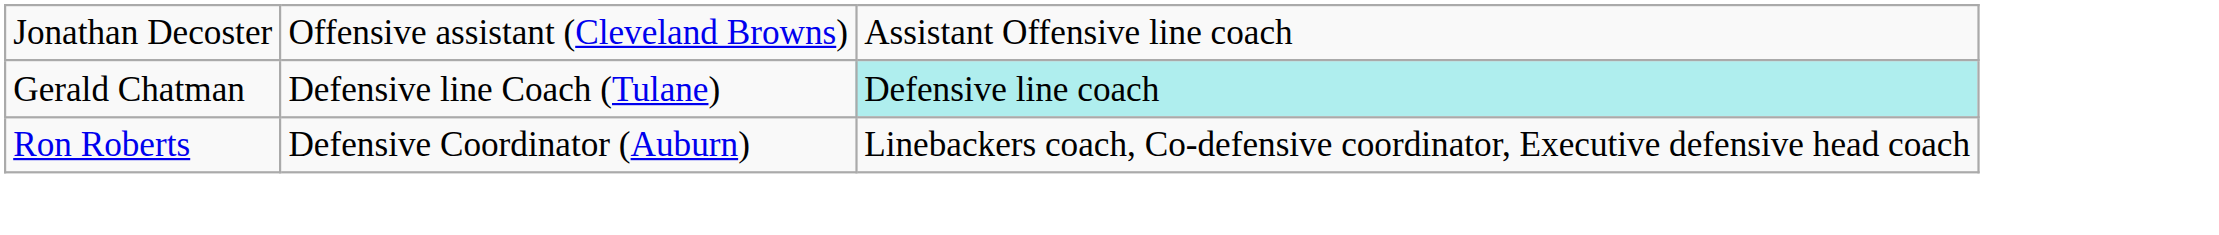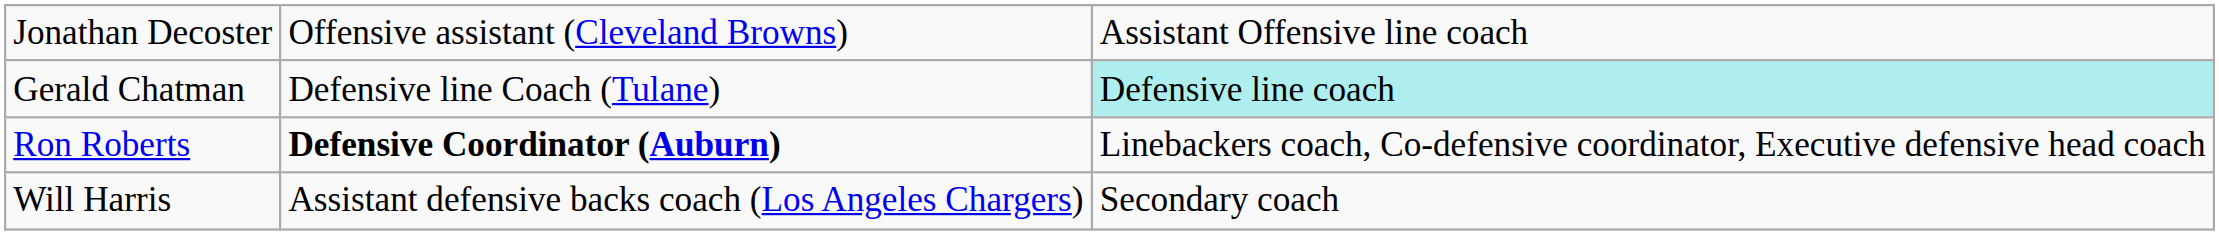(519, 144) normal -> (535, 144) bold
+ row: (92, 199)
